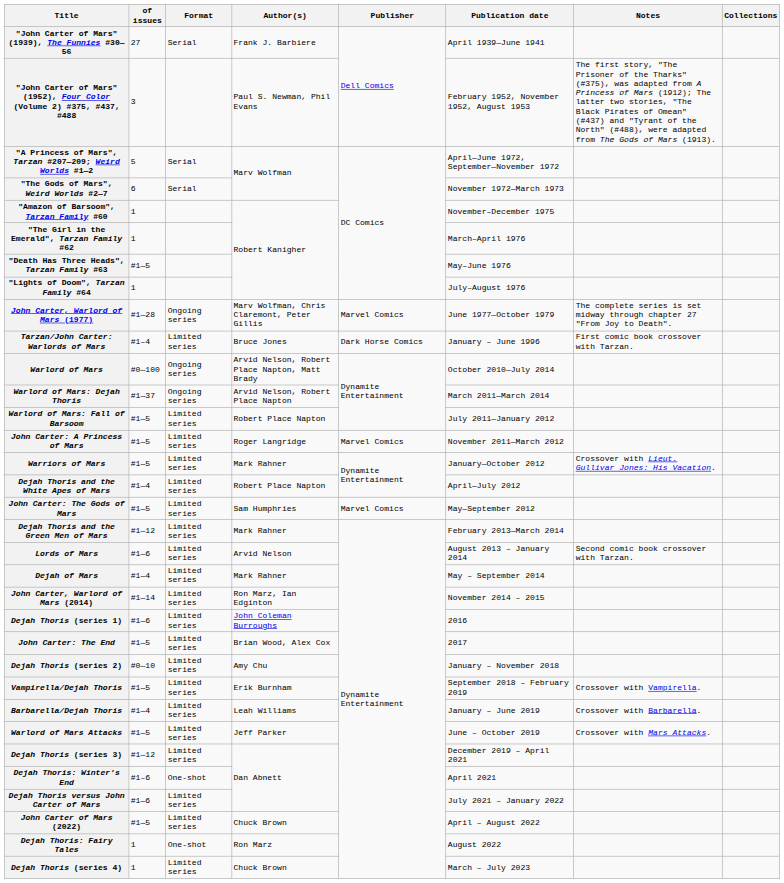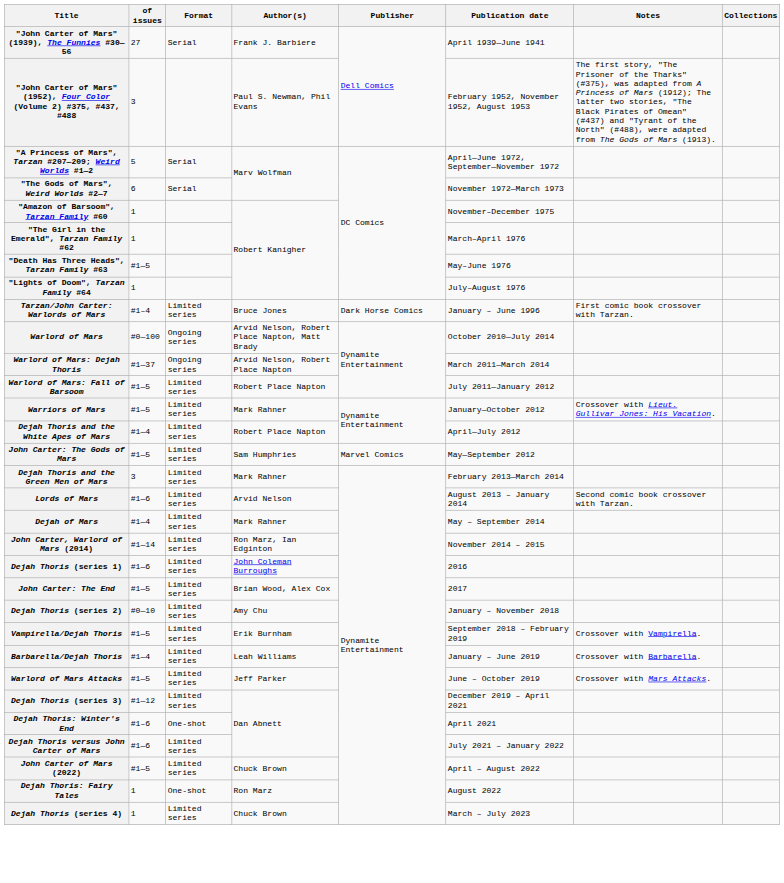- row: (67, 315)
- row: (67, 441)
(143, 531) #1—12 -> (133, 477) 3
